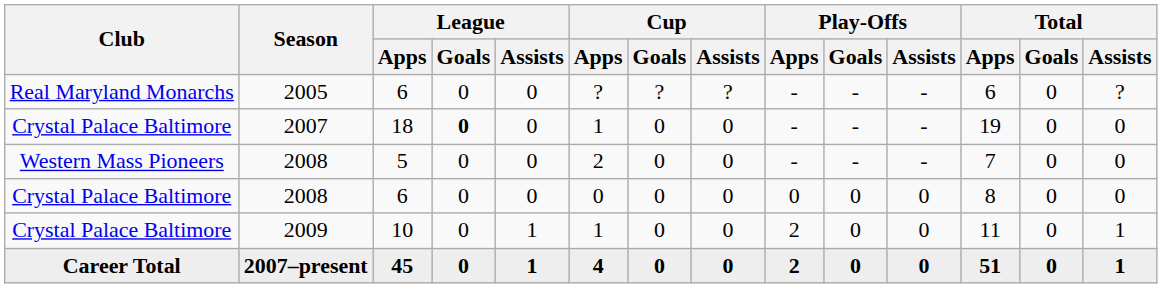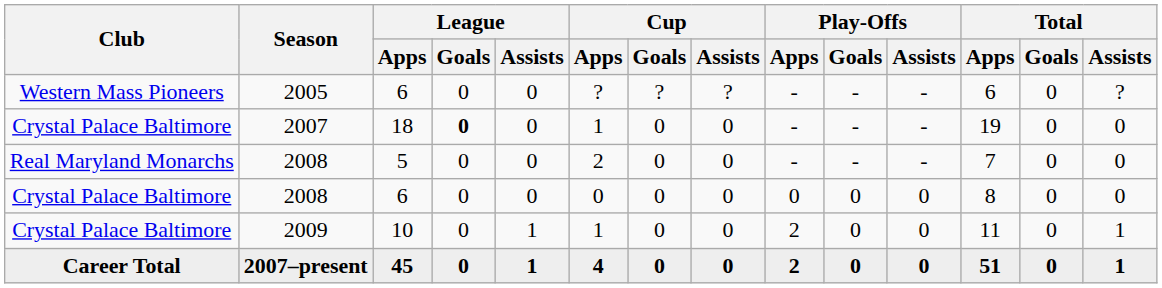(122, 91) Real Maryland Monarchs -> (122, 91) Western Mass Pioneers
(122, 160) Western Mass Pioneers -> (122, 160) Real Maryland Monarchs
